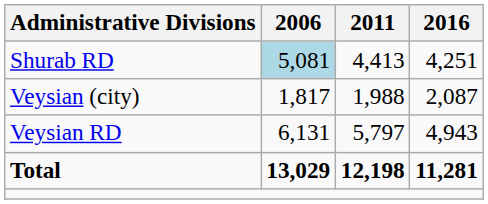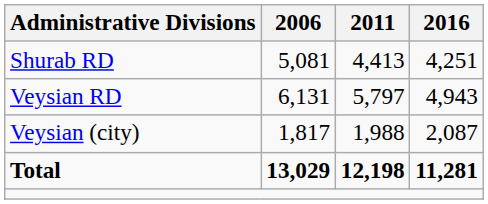(304, 59) lightblue background -> (304, 59) no background
rows swapped: (66, 133) <-> (75, 96)
